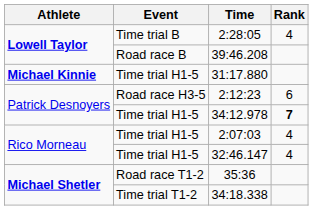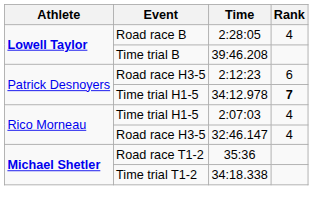(148, 35) Time trial B -> (151, 35) Road race B
(151, 55) Road race B -> (148, 55) Time trial B
- row: (240, 75)
(157, 155) Time trial H1-5 -> (161, 135) Road race H3-5
